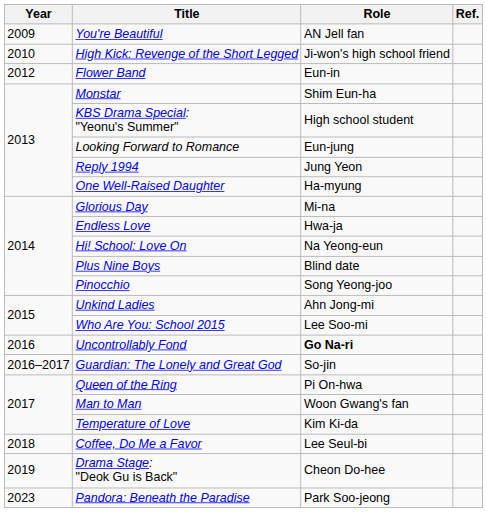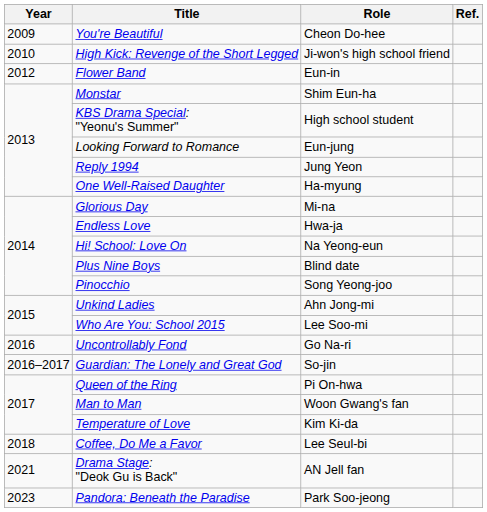(334, 34) AN Jell fan -> (345, 34) Cheon Do-hee
(329, 345) bold -> (328, 345) normal
(21, 470) 2019 -> (21, 470) 2021
(345, 470) Cheon Do-hee -> (334, 470) AN Jell fan
